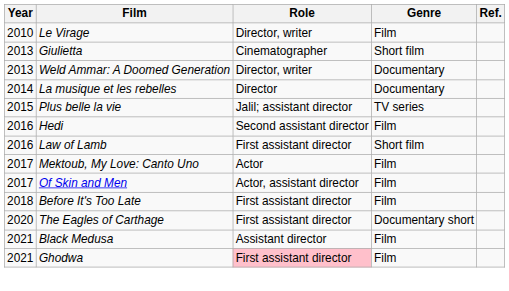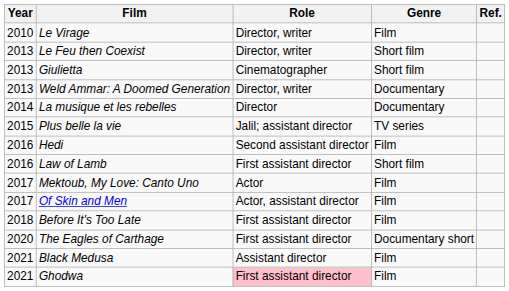+ row: (92, 51)
